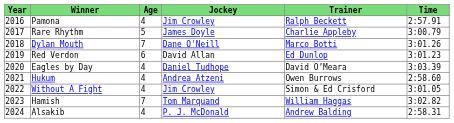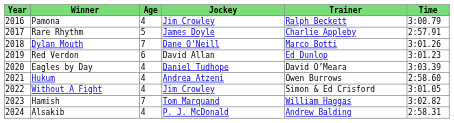(425, 21) 2:57.91 -> (425, 21) 3:00.79
(425, 33) 3:00.79 -> (425, 33) 2:57.91
